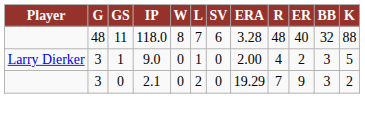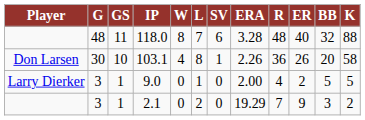+ row: (152, 59)
(327, 59) 3 -> (327, 81) 5
(121, 81) 0 -> (121, 103) 1
